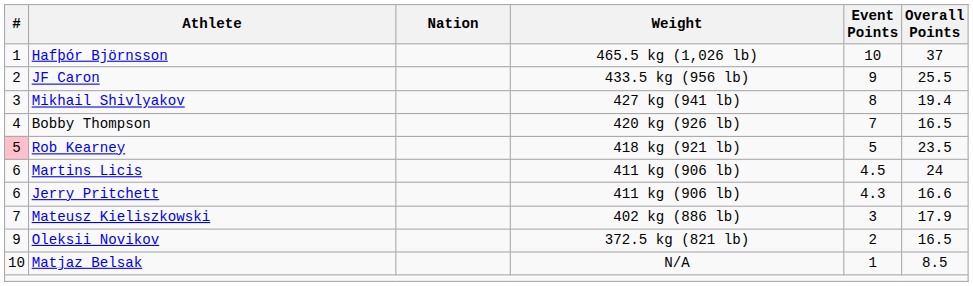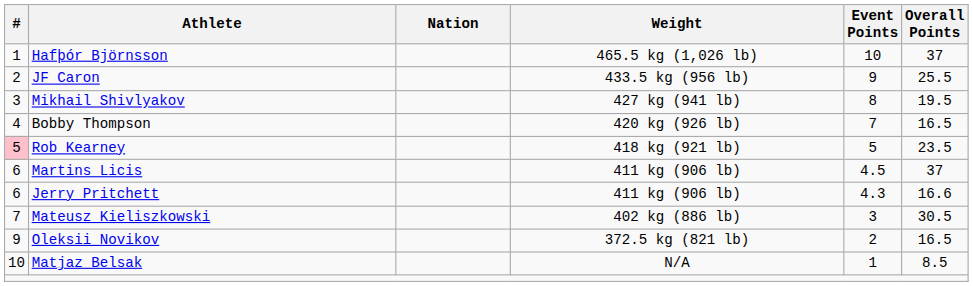(935, 102) 19.4 -> (935, 102) 19.5
(935, 171) 24 -> (935, 171) 37
(935, 217) 17.9 -> (935, 217) 30.5
